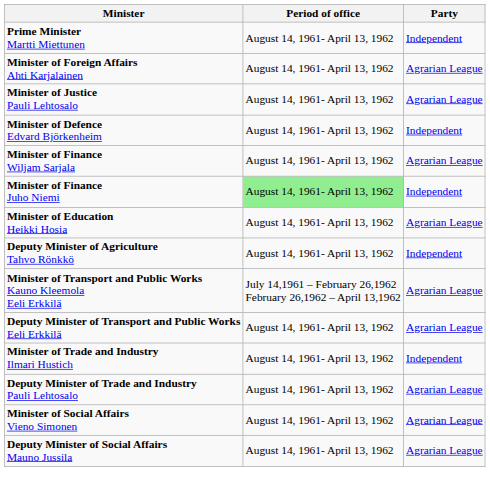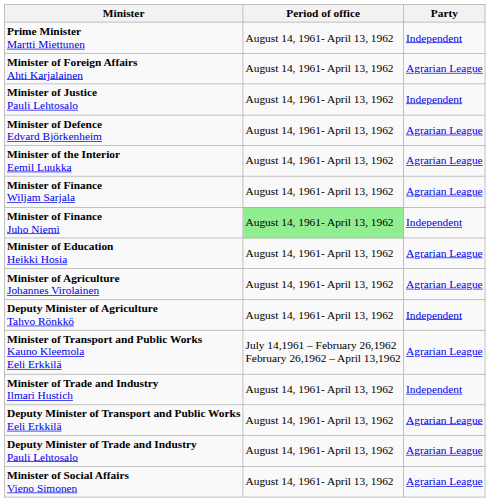(444, 99) Agrarian League -> (434, 99) Independent
(434, 130) Independent -> (444, 130) Agrarian League
+ row: (63, 161)
+ row: (63, 284)
rows swapped: (124, 327) <-> (83, 358)
- row: (87, 451)
